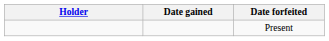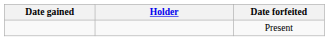columns swapped: (74, 12) <-> (188, 12)
